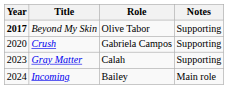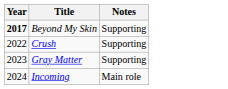- column: (137, 12)
(17, 44) 2020 -> (17, 44) 2022
